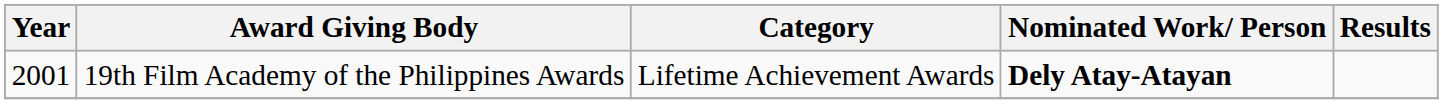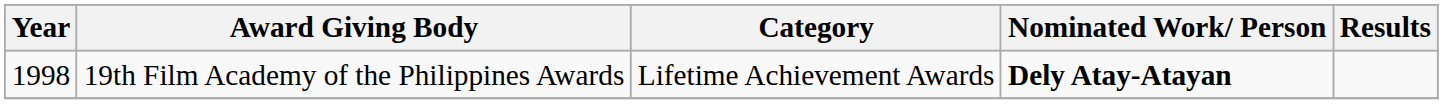(41, 74) 2001 -> (41, 74) 1998
